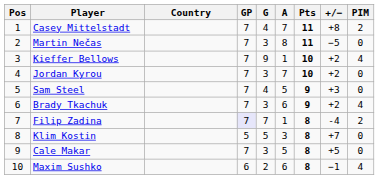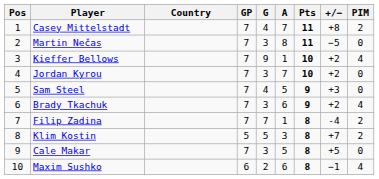(246, 120) lavender background -> (246, 120) no background
(360, 136) 0 -> (360, 136) 2
